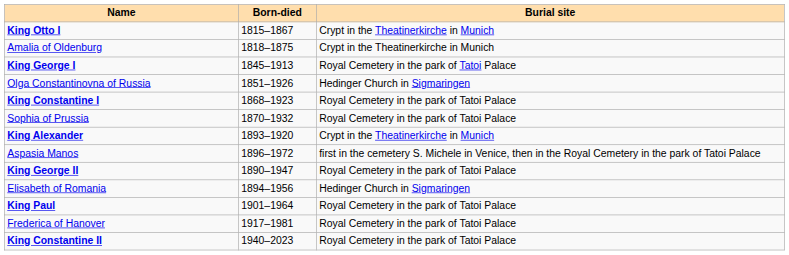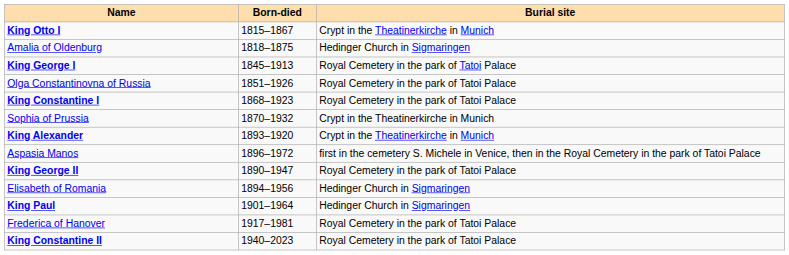(407, 48) Crypt in the Theatinerkirche in Munich -> (395, 48) Hedinger Church in Sigmaringen
(395, 83) Hedinger Church in Sigmaringen -> (418, 83) Royal Cemetery in the park of Tatoi Palace
(418, 118) Royal Cemetery in the park of Tatoi Palace -> (407, 118) Crypt in the Theatinerkirche in Munich
(418, 206) Royal Cemetery in the park of Tatoi Palace -> (395, 206) Hedinger Church in Sigmaringen
